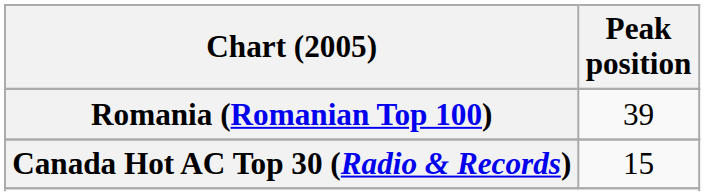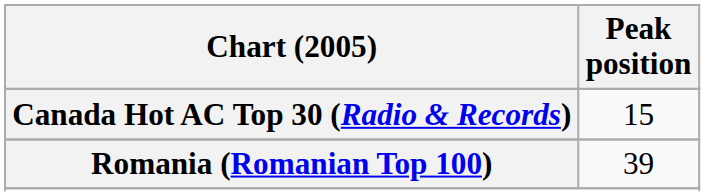rows swapped: (292, 163) <-> (292, 113)
